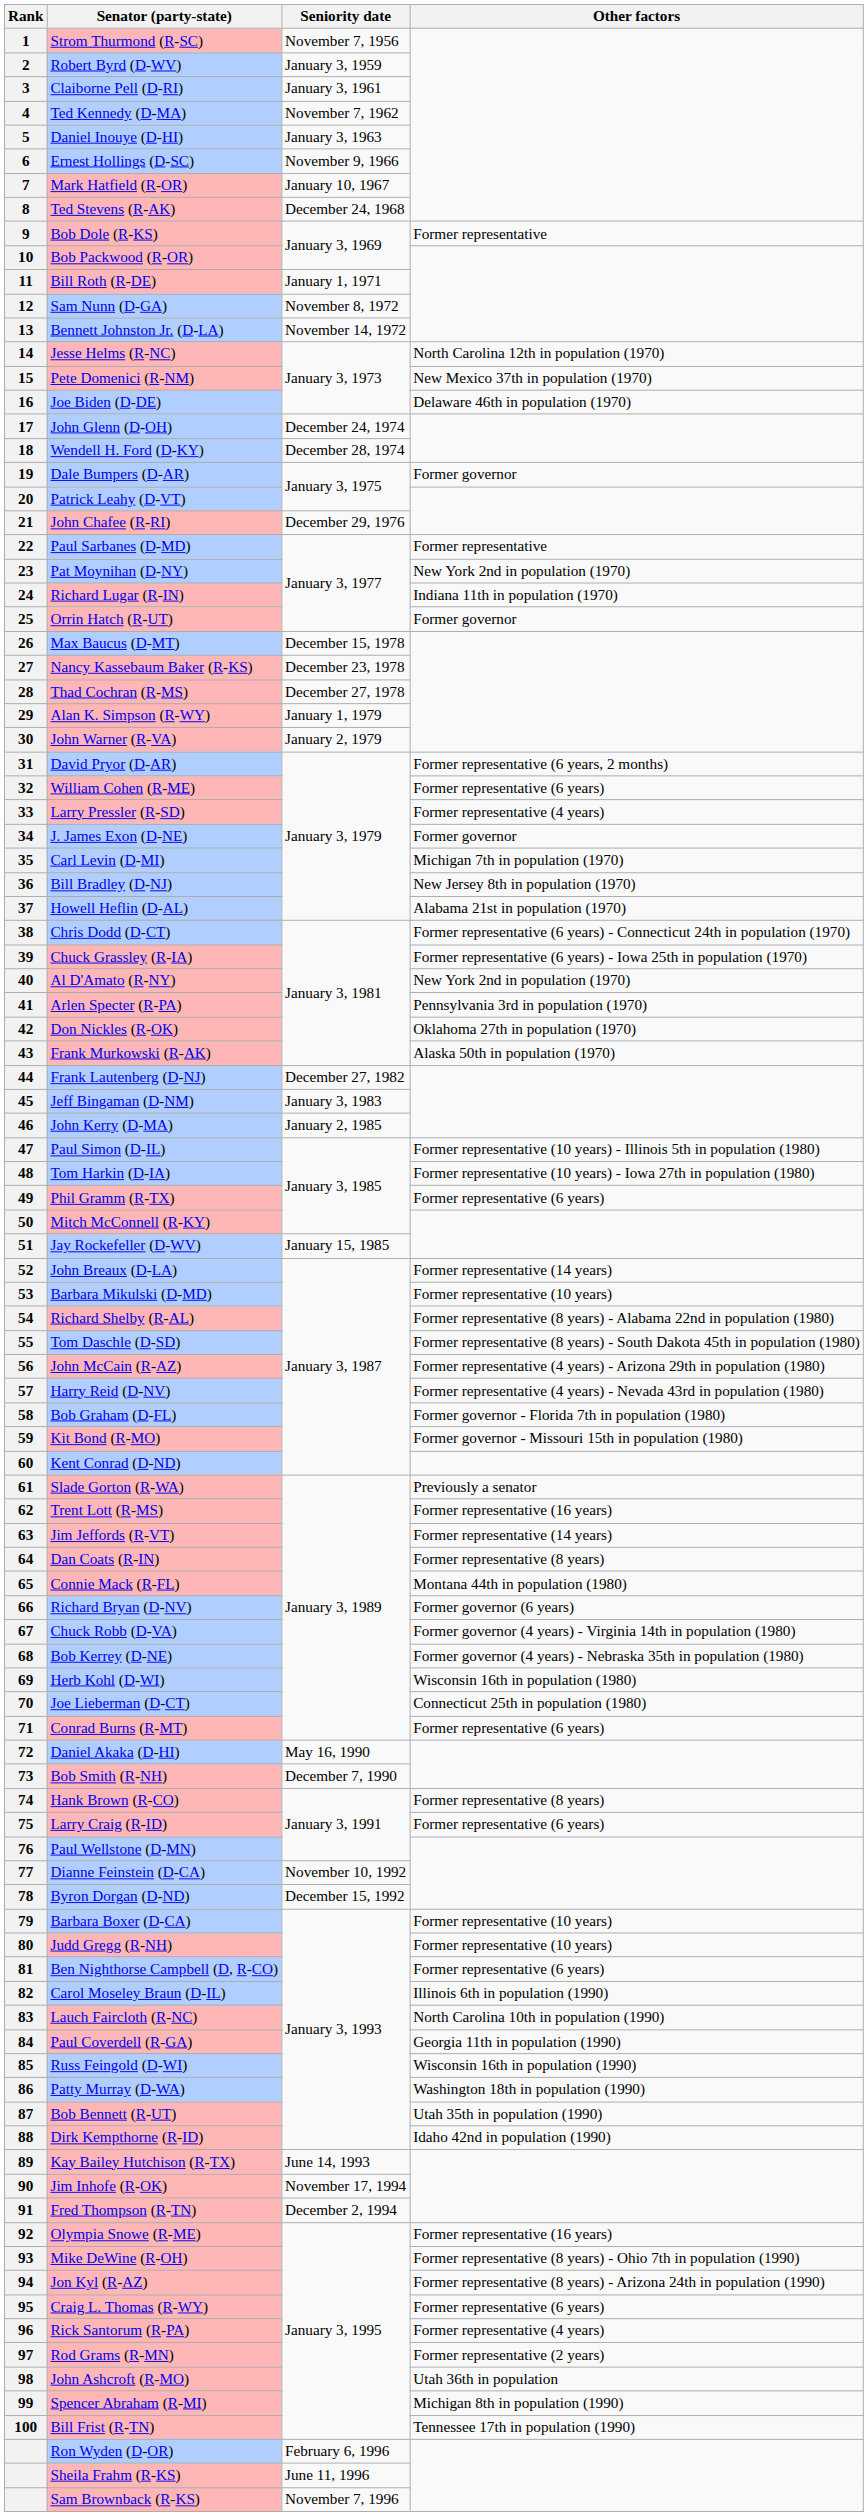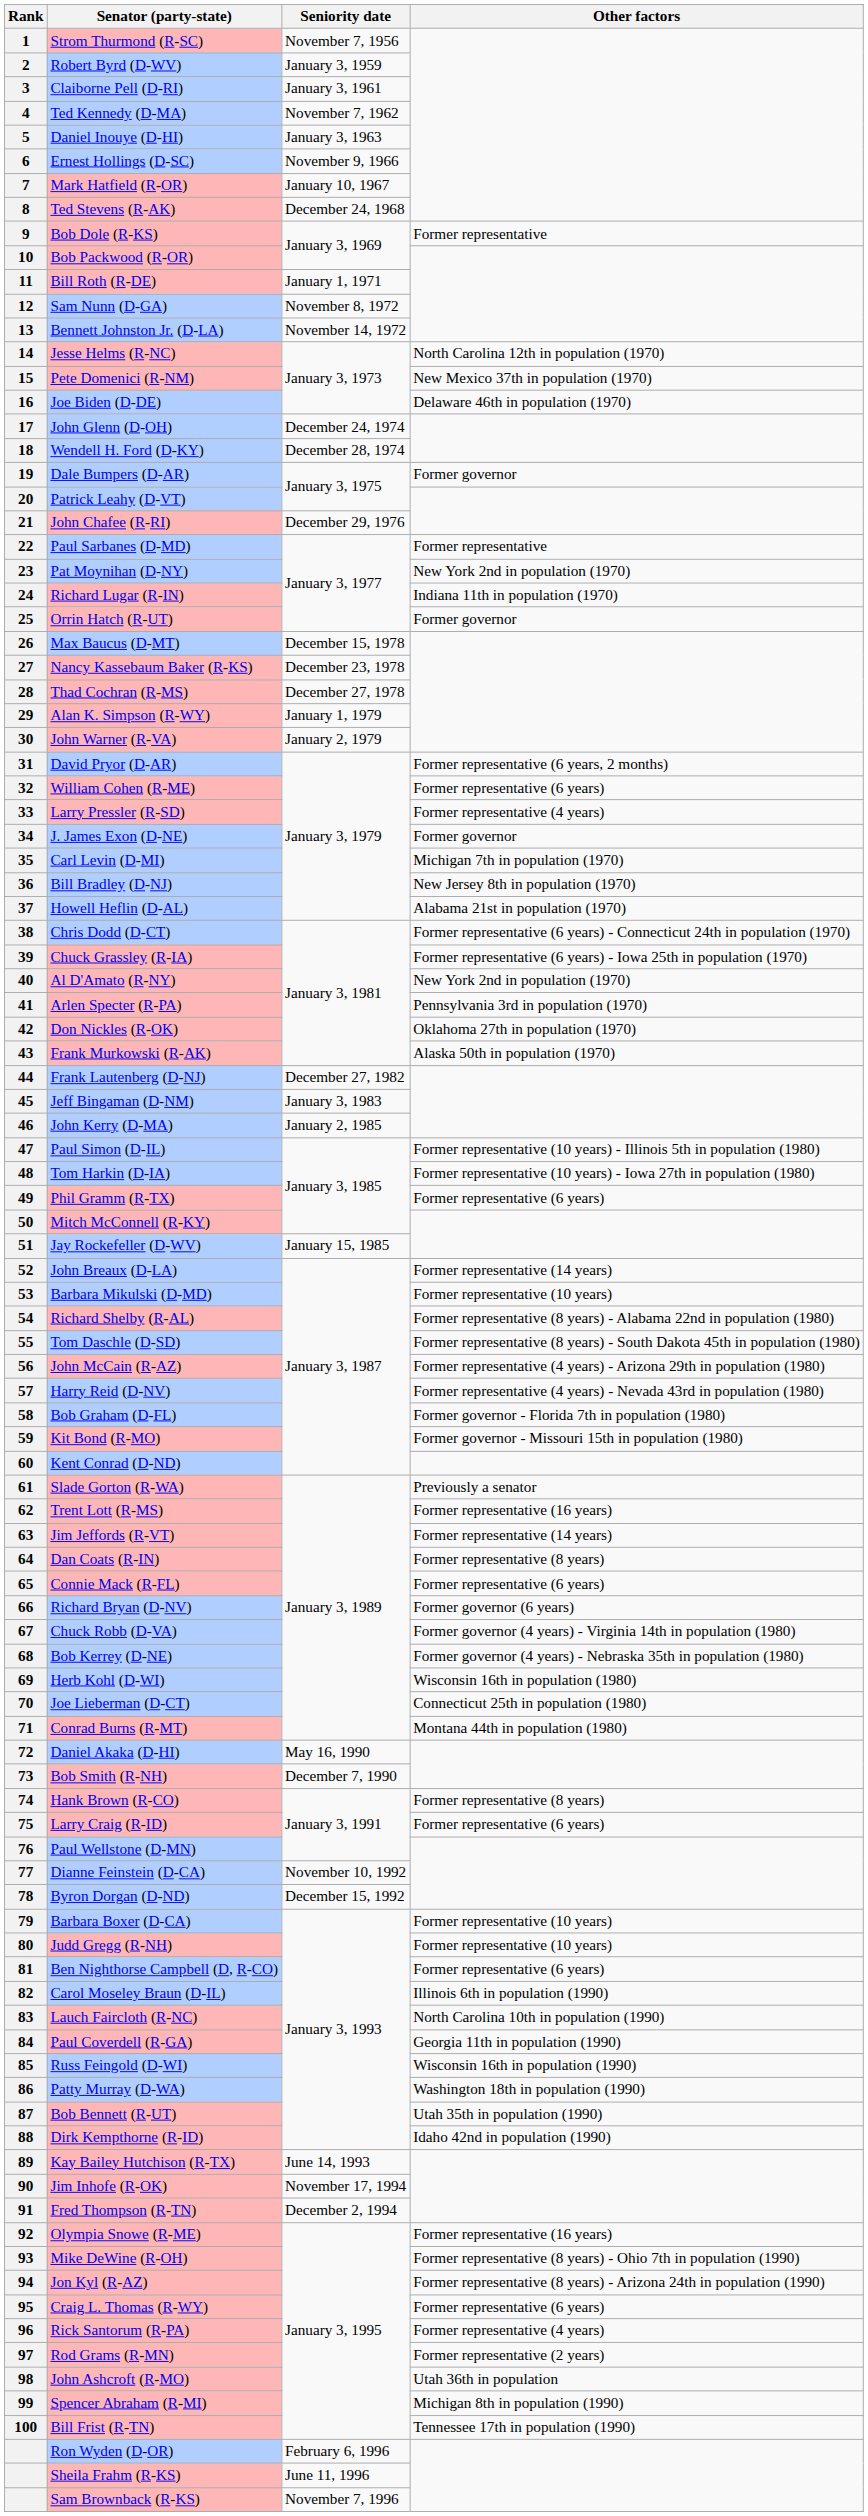(520, 1583) Montana 44th in population (1980) -> (509, 1583) Former representative (6 years)
(509, 1728) Former representative (6 years) -> (520, 1728) Montana 44th in population (1980)
